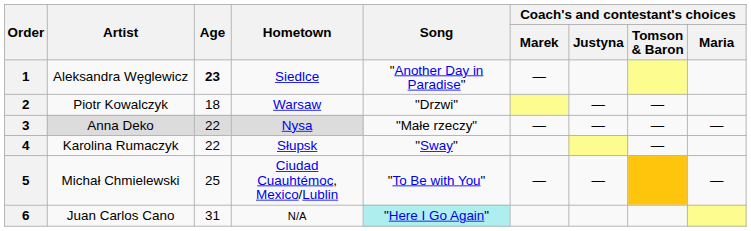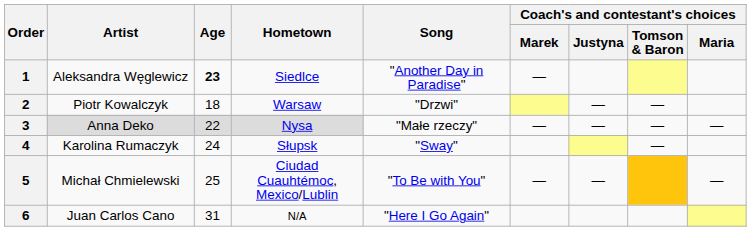(212, 146) 22 -> (212, 146) 24
(437, 216) paleturquoise background -> (437, 216) no background
